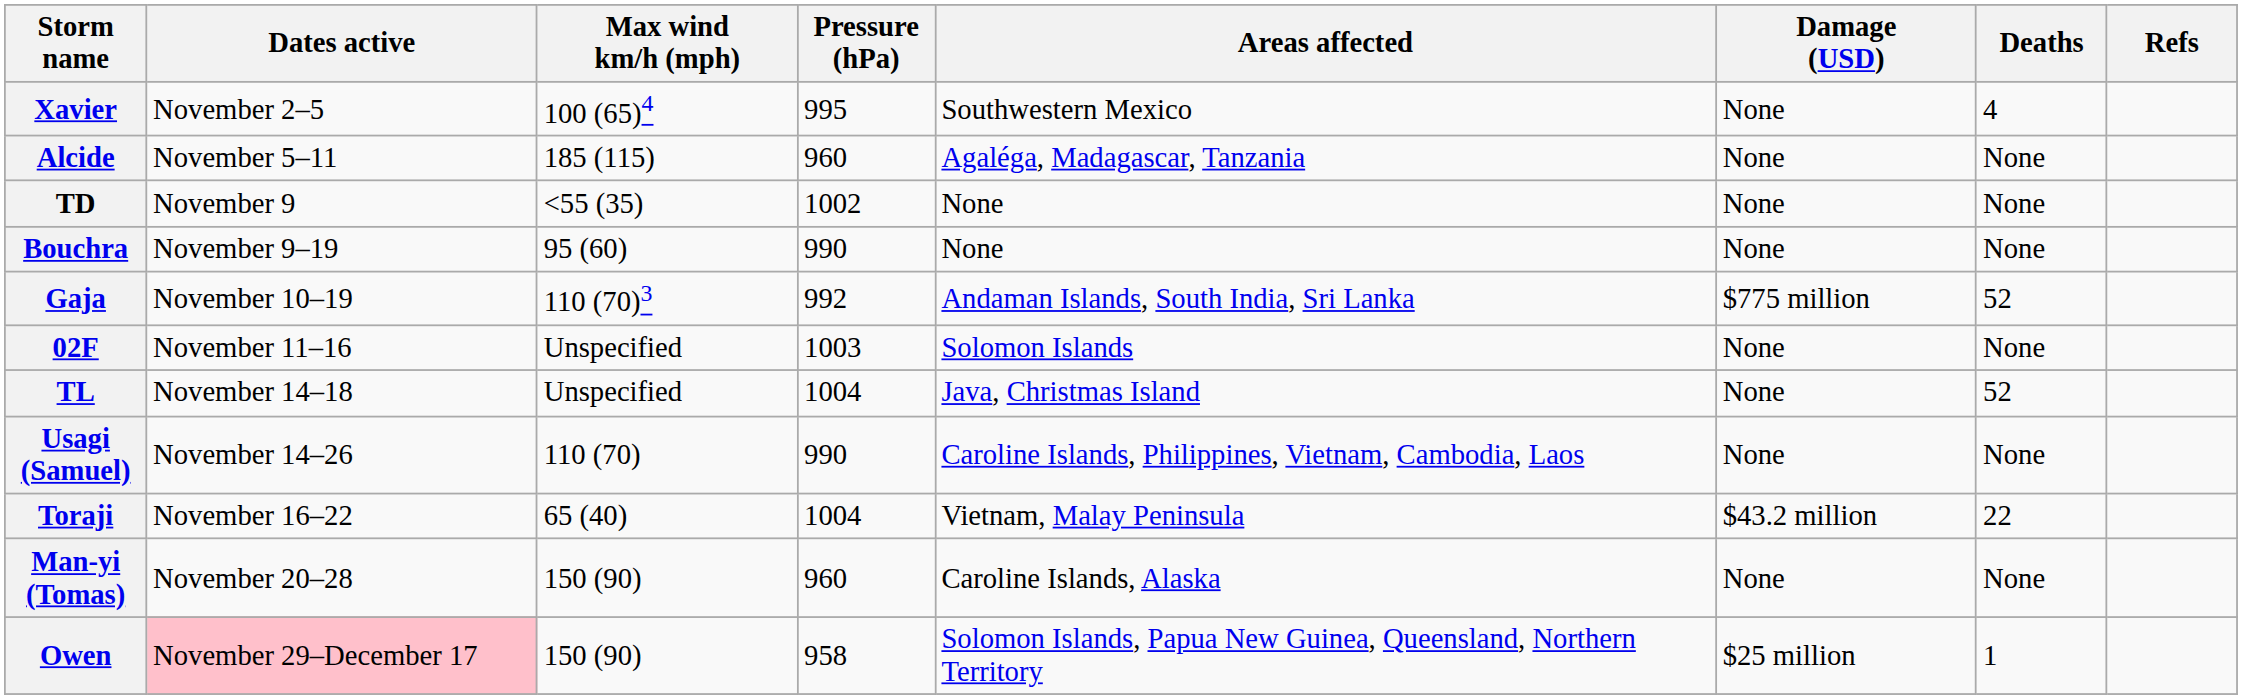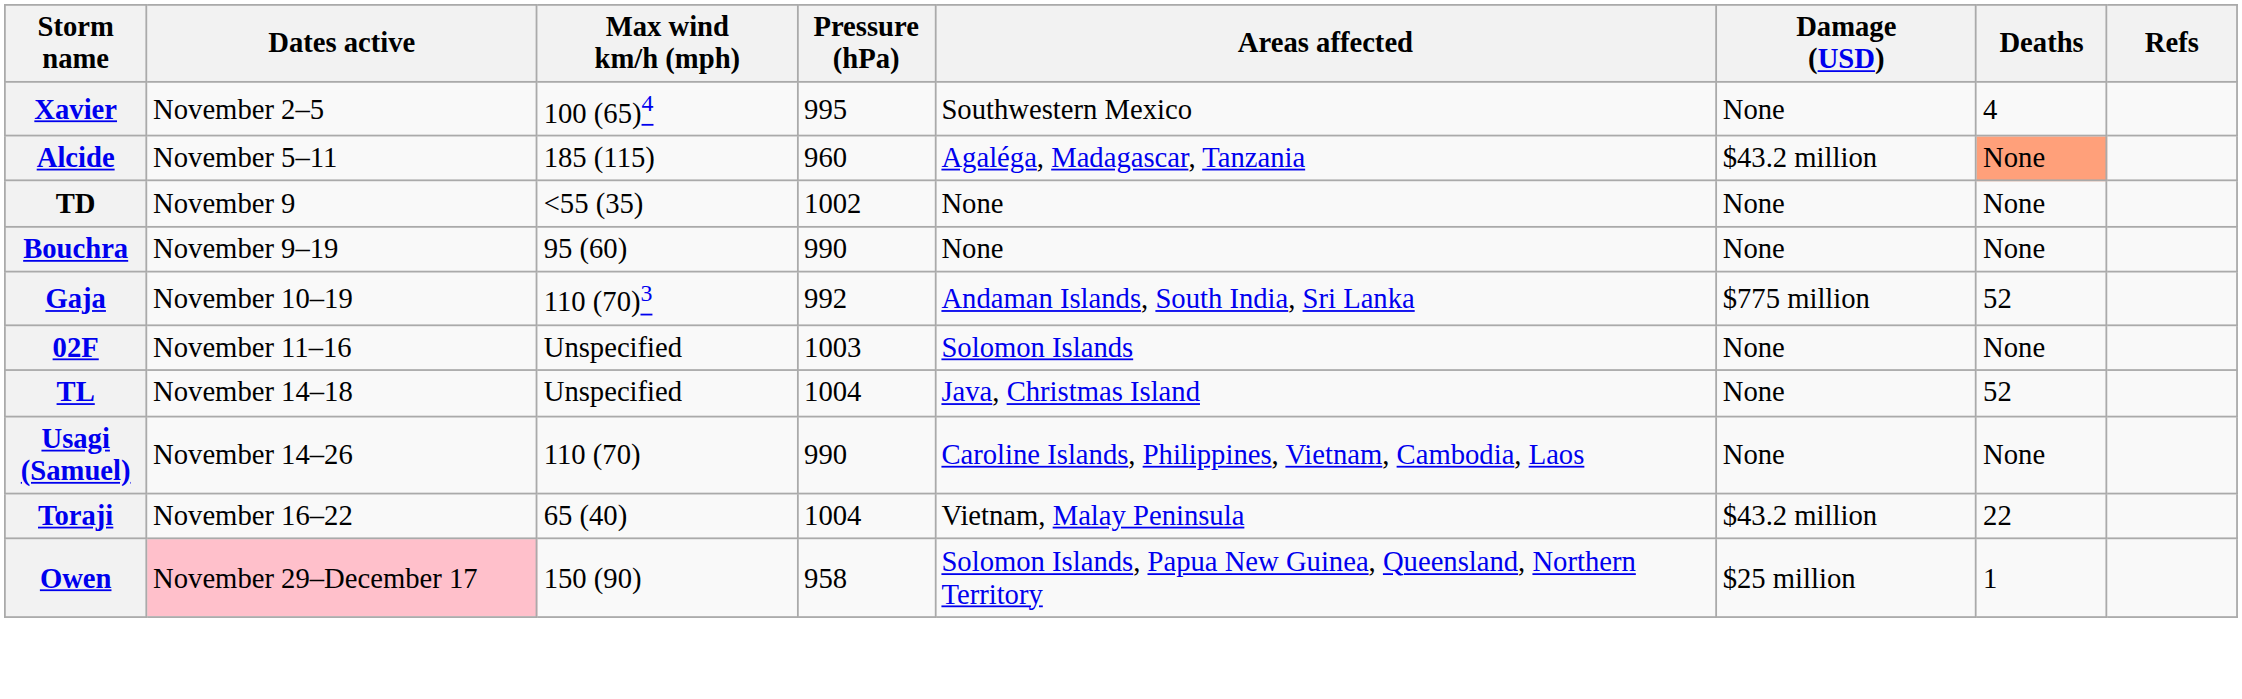(1754, 158) None -> (1800, 158) $43.2 million
(2014, 158) no background -> (2014, 158) lightsalmon background
- row: (76, 577)
